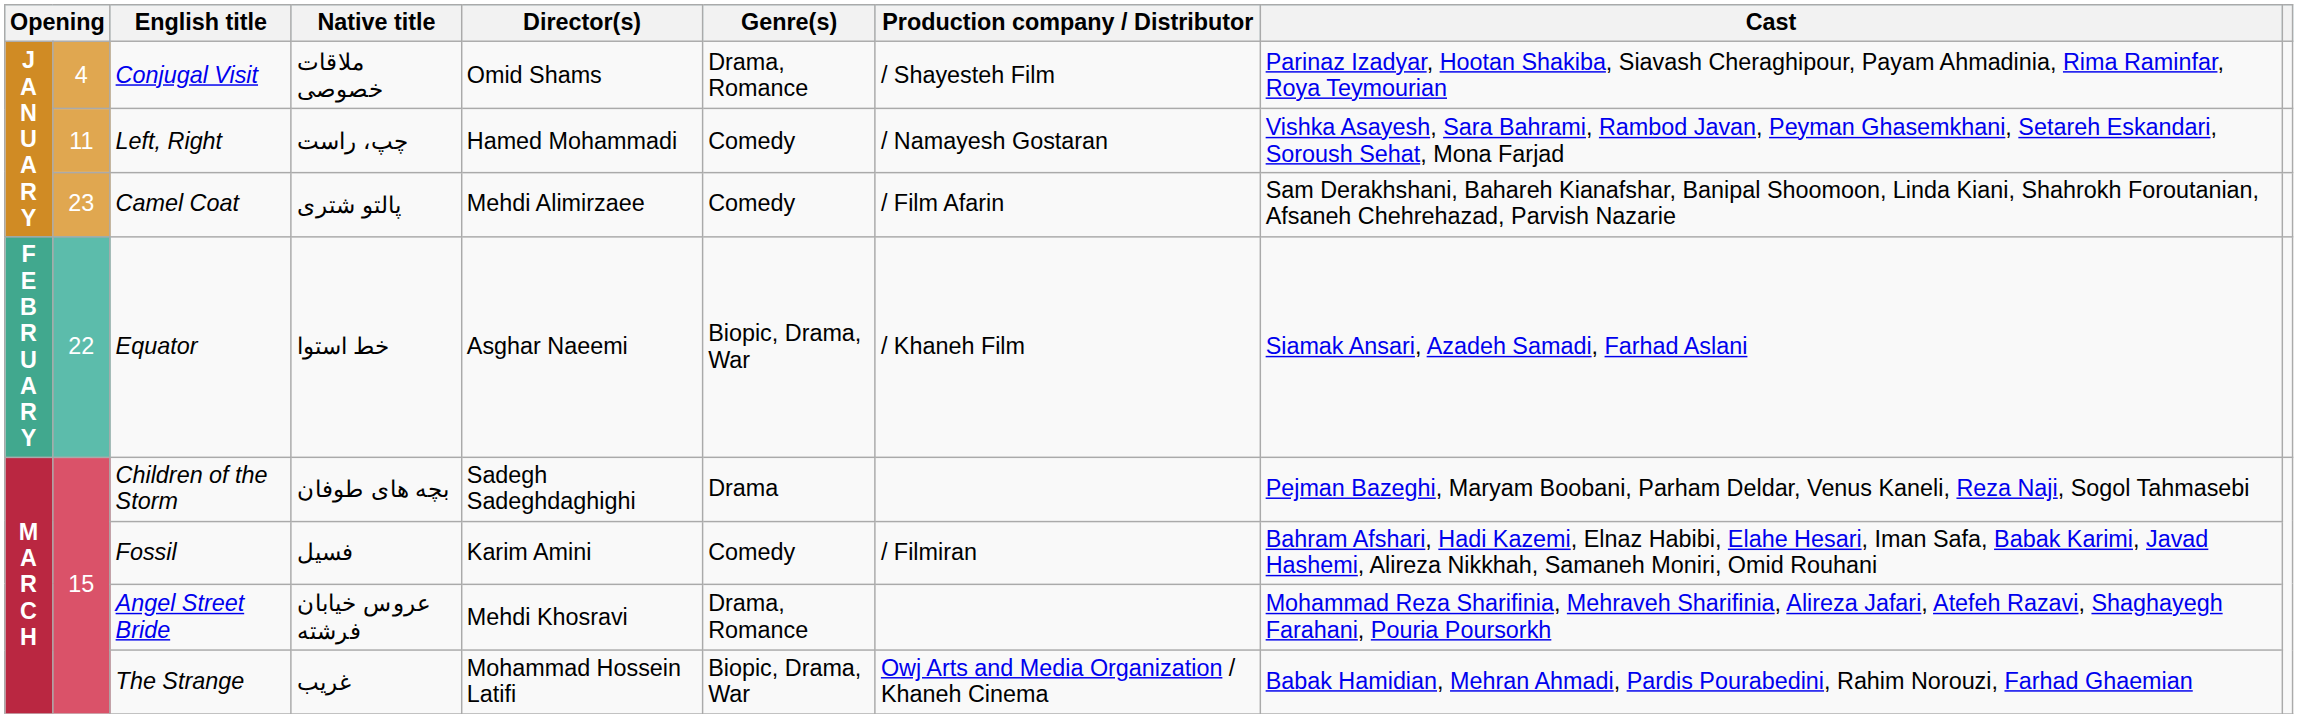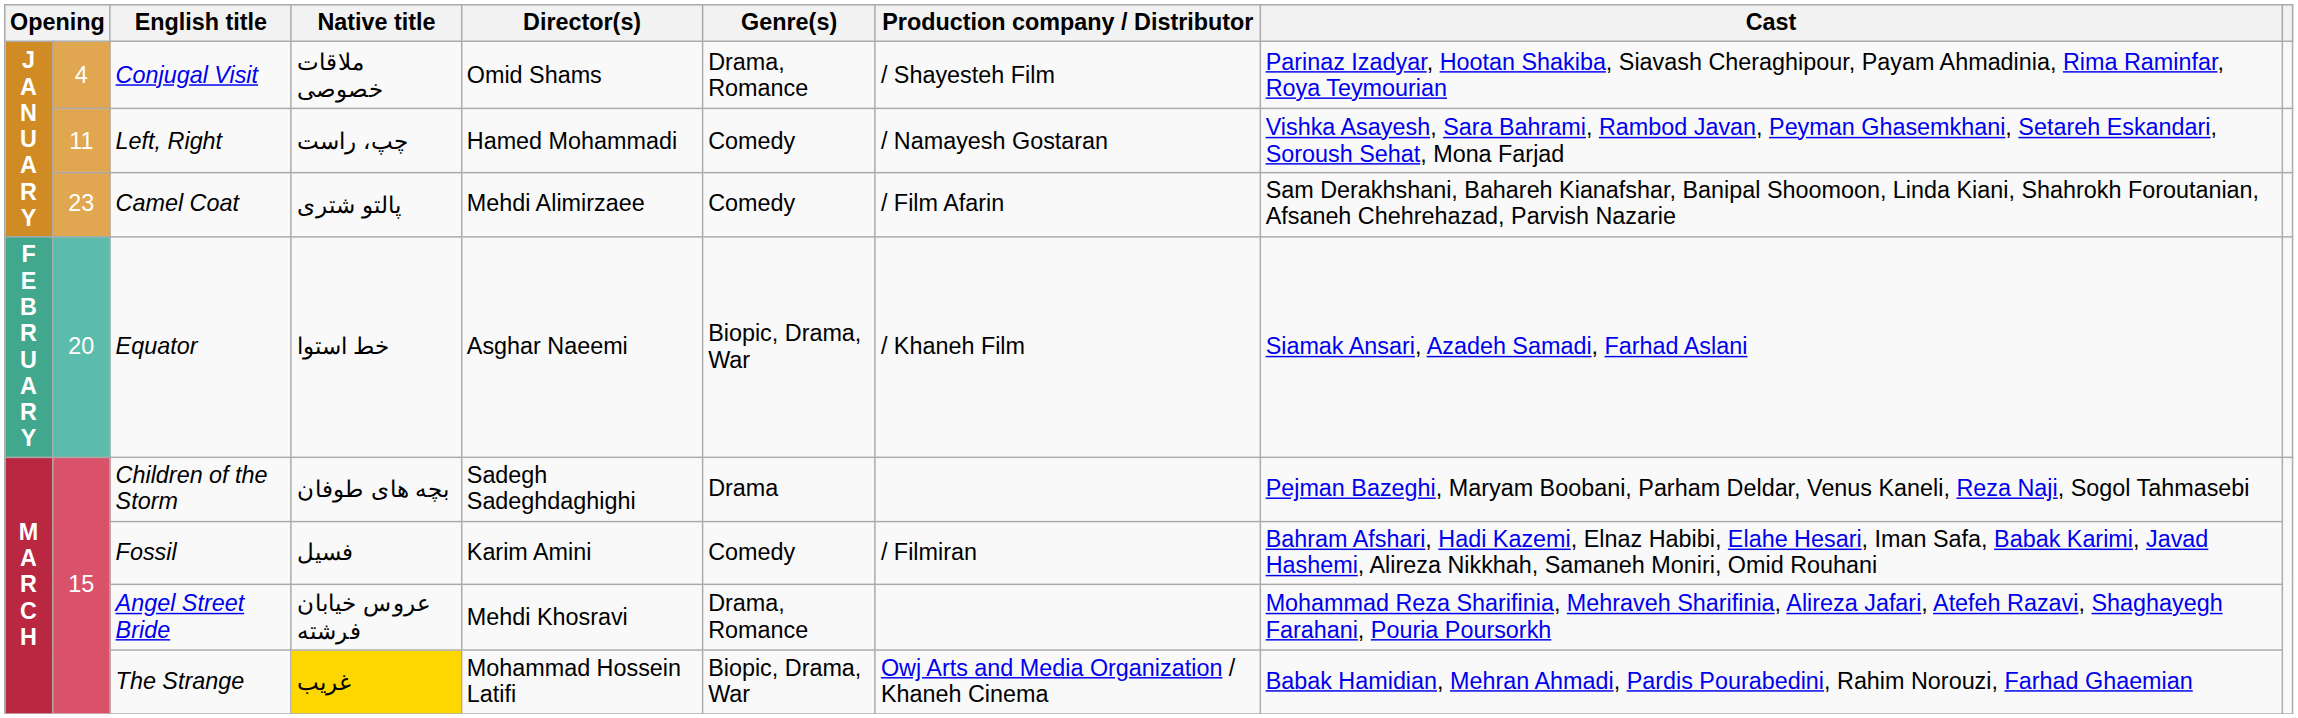(81, 346) 22 -> (81, 346) 20
(324, 682) no background -> (324, 682) gold background
